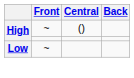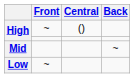+ row: (18, 49)
